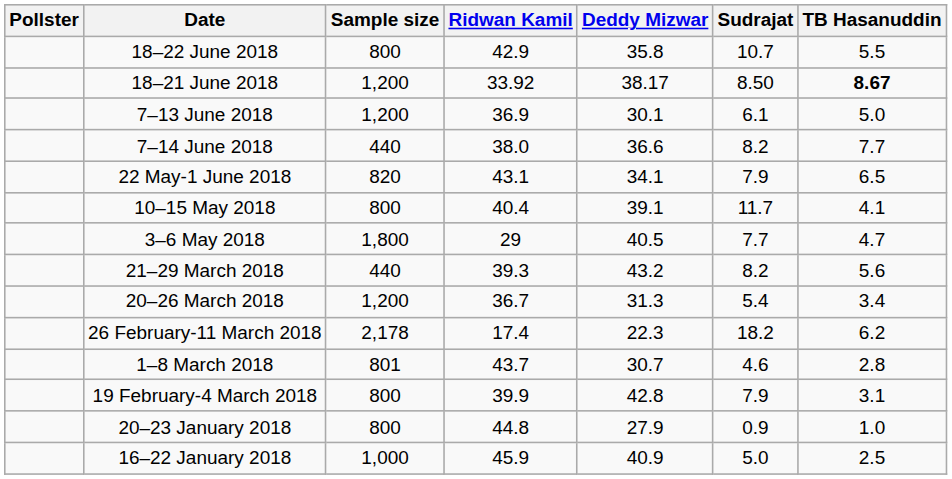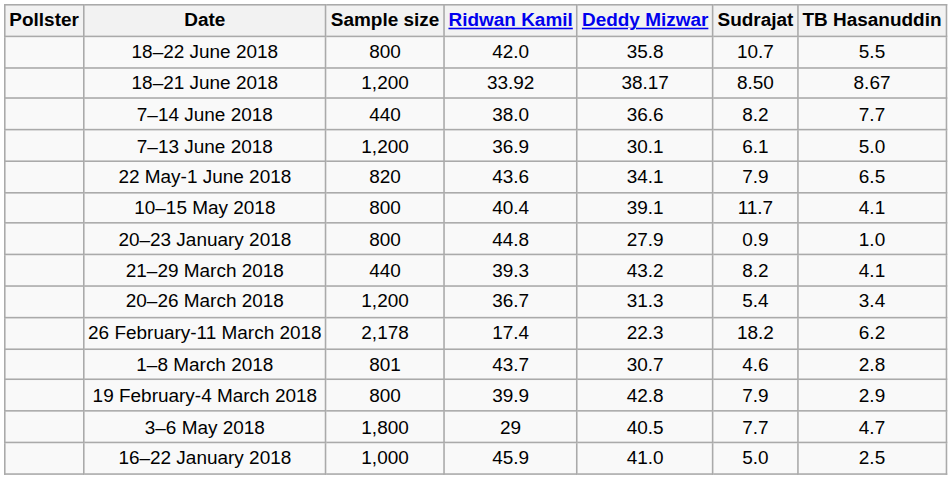(511, 52) 42.9 -> (511, 52) 42.0
(872, 83) bold -> (872, 83) normal
rows swapped: (205, 145) <-> (205, 114)
(511, 177) 43.1 -> (511, 177) 43.6
rows swapped: (205, 239) <-> (205, 427)
(872, 270) 5.6 -> (872, 270) 4.1
(872, 395) 3.1 -> (872, 395) 2.9
(645, 458) 40.9 -> (645, 458) 41.0
